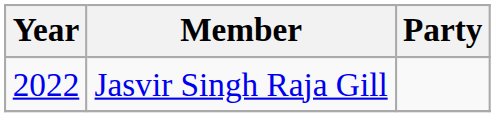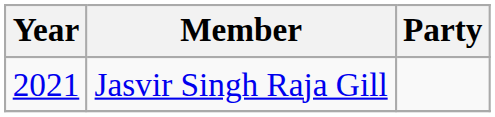(46, 83) 2022 -> (46, 83) 2021
